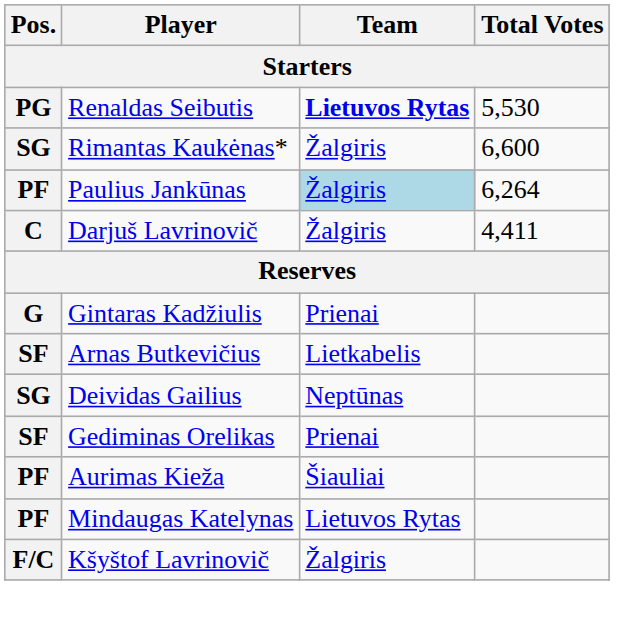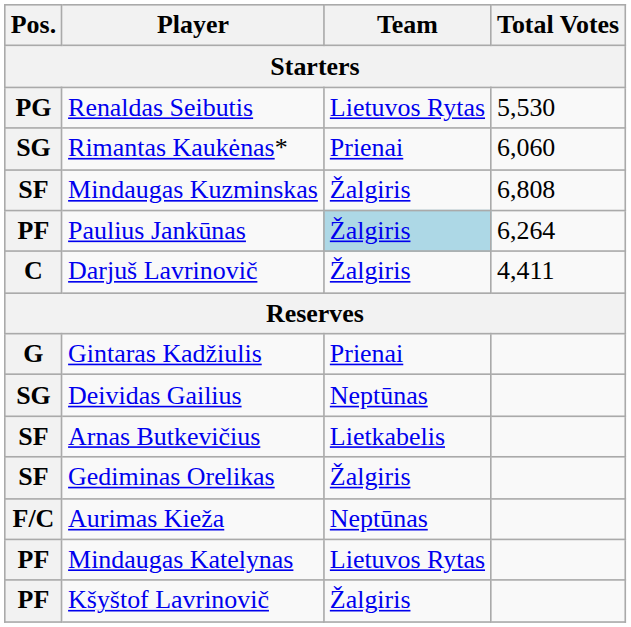(387, 107) bold -> (407, 107) normal
(346, 148) Žalgiris -> (367, 148) Prienai
(510, 148) 6,600 -> (526, 148) 6,060
+ row: (193, 189)
rows swapped: (155, 395) <-> (164, 353)
(342, 436) Prienai -> (370, 477) Žalgiris
(33, 477) PF -> (33, 518) F/C
(345, 477) Šiauliai -> (379, 518) Neptūnas
(33, 559) F/C -> (33, 600) PF
